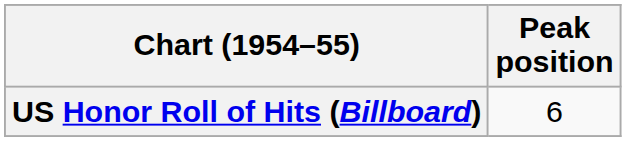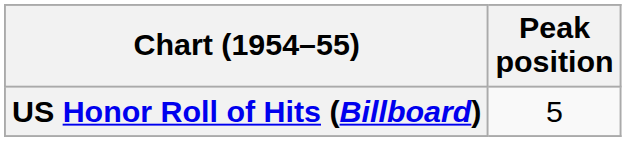(555, 111) 6 -> (555, 111) 5
